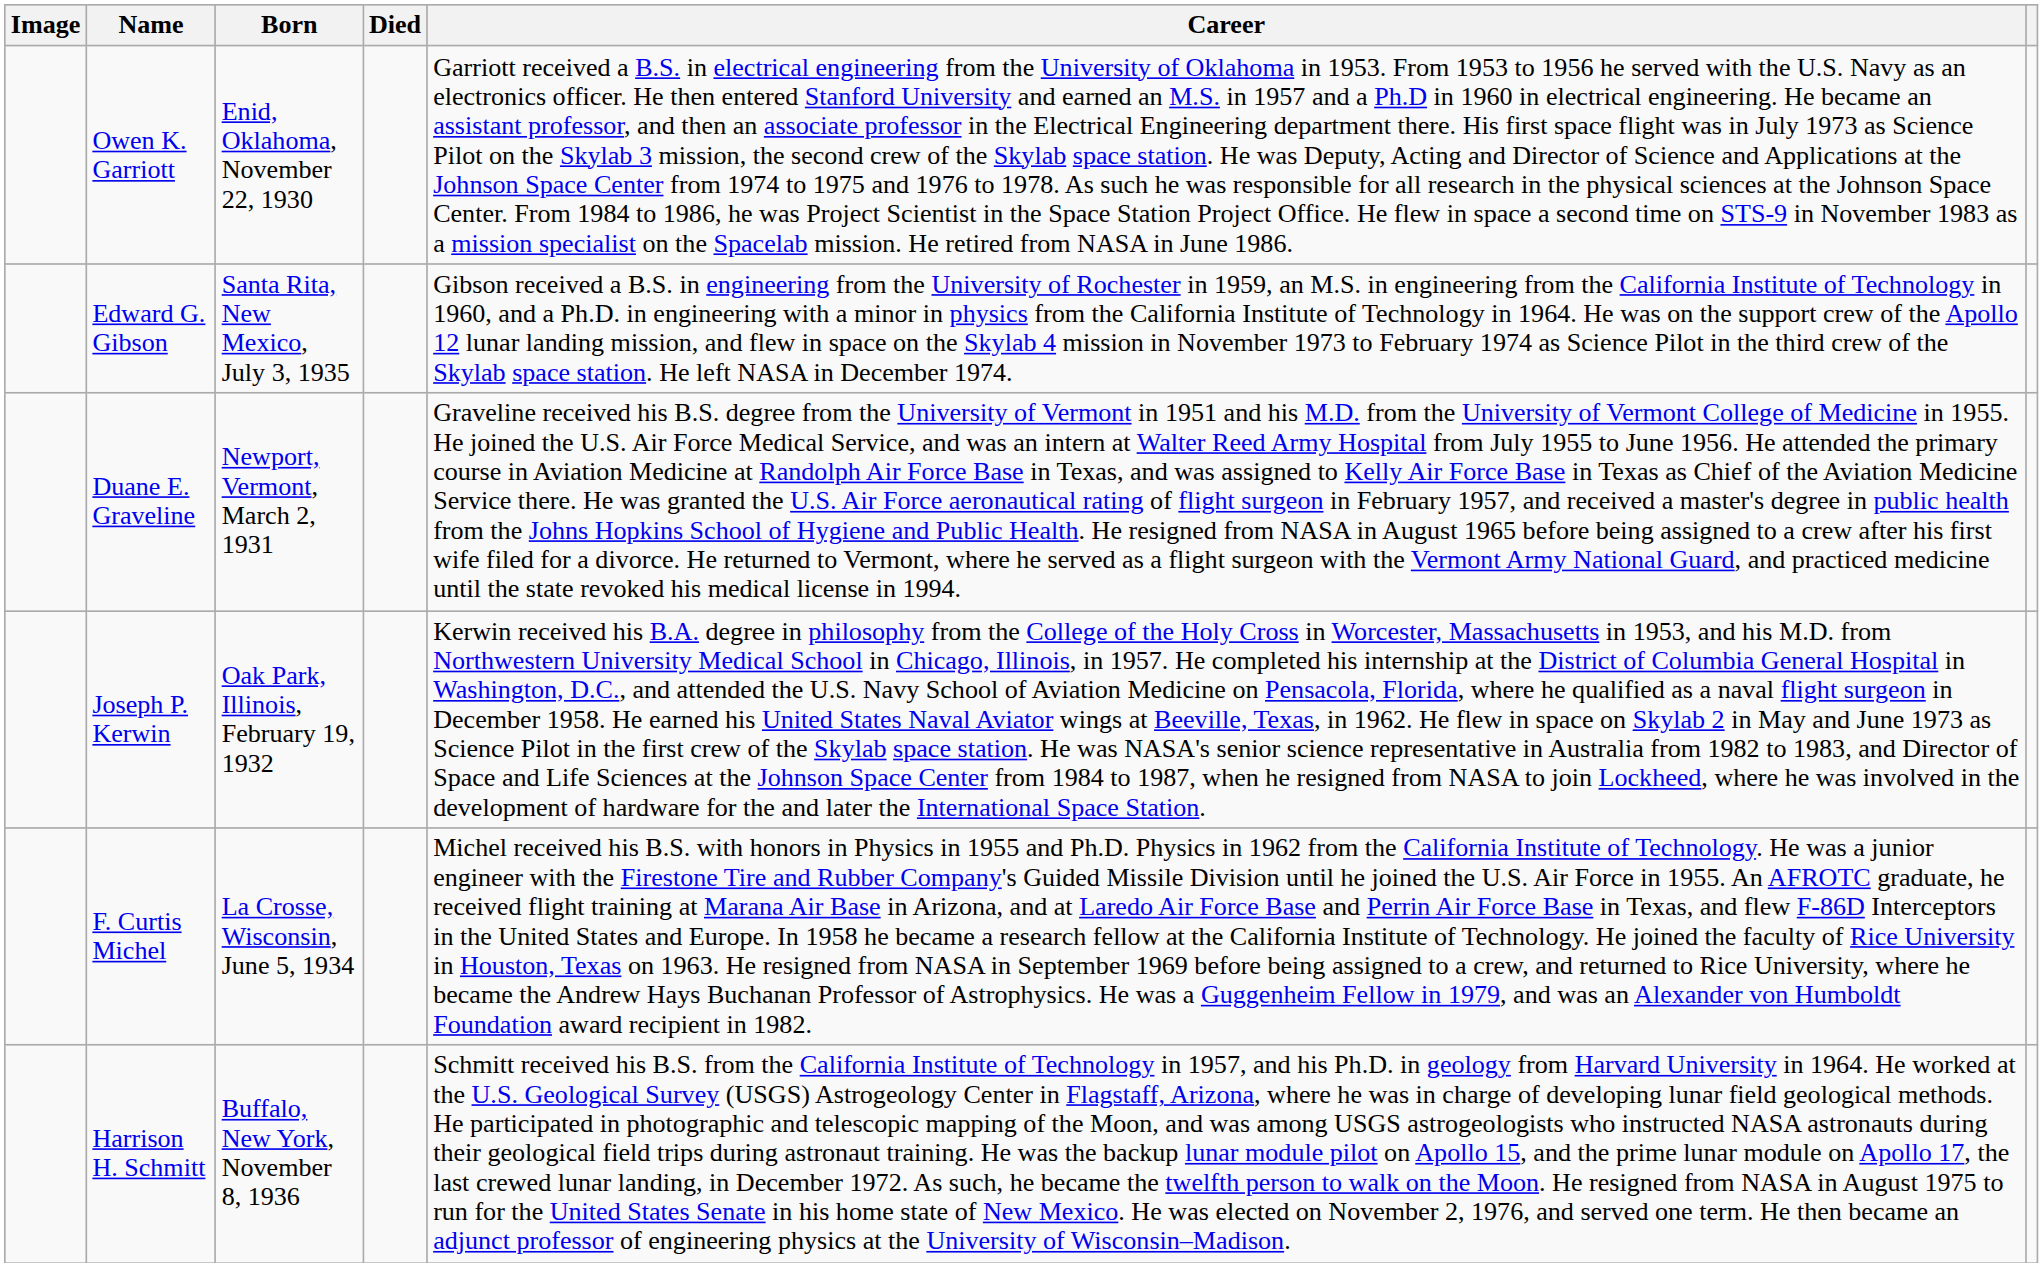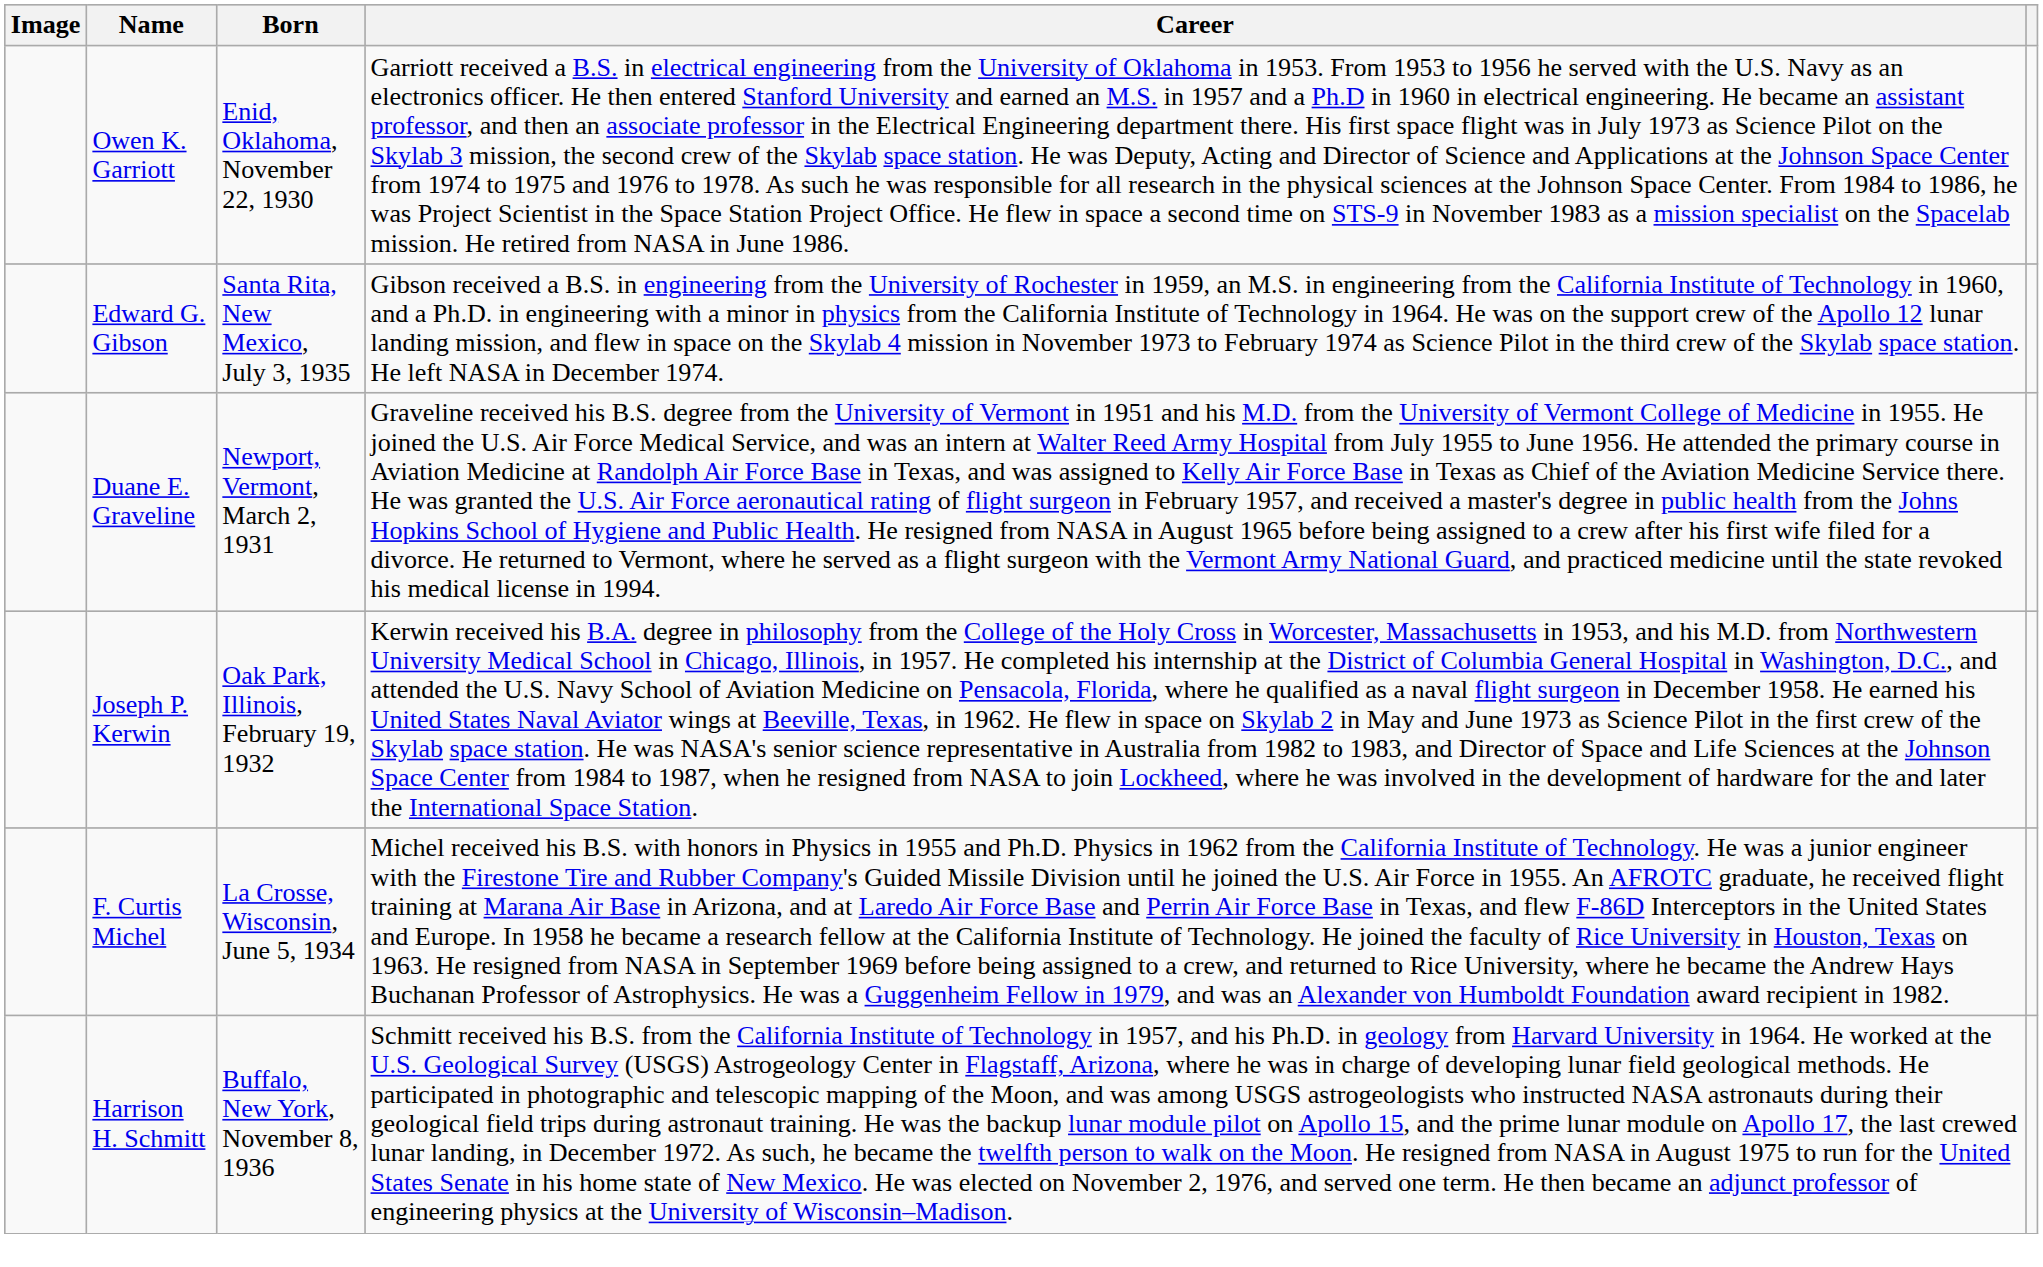- column: (395, 25)
